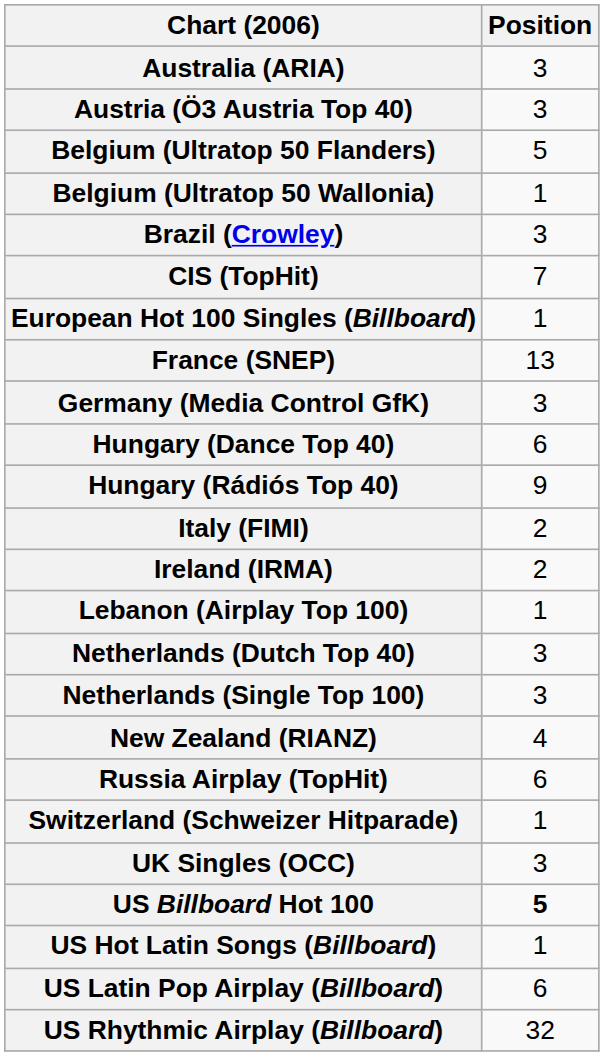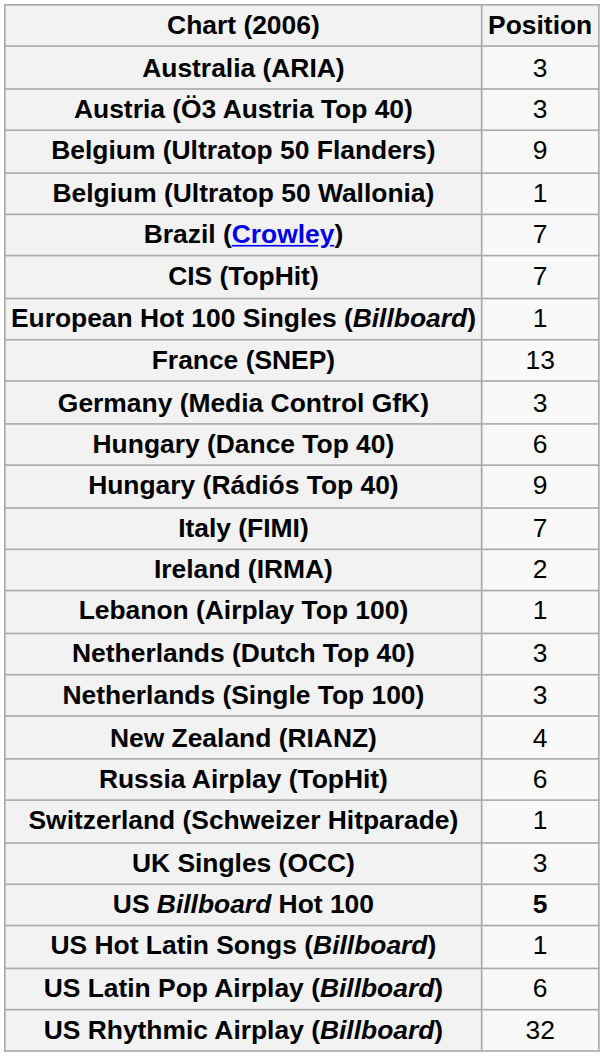(540, 151) 5 -> (540, 151) 9
(540, 234) 3 -> (540, 234) 7
(540, 527) 2 -> (540, 527) 7
